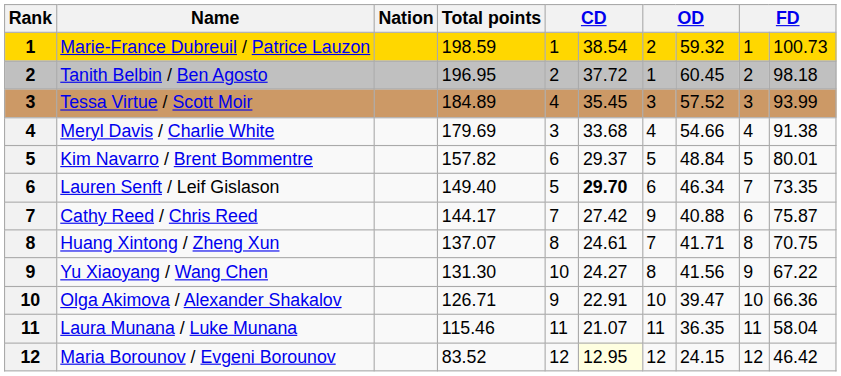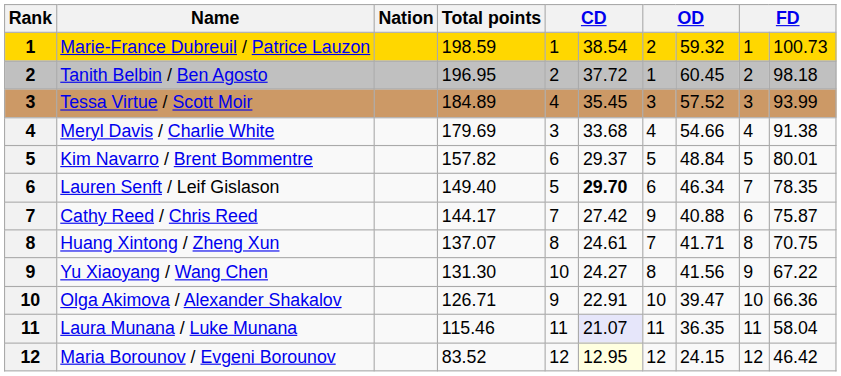(796, 187) 73.35 -> (796, 187) 78.35
(605, 328) no background -> (605, 328) lavender background
